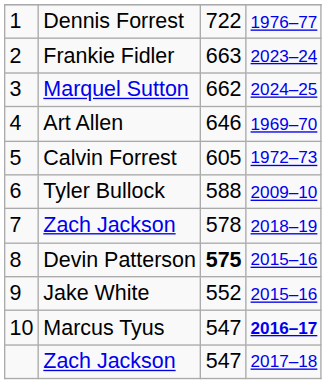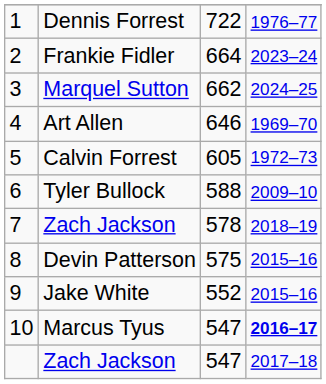(224, 55) 663 -> (224, 55) 664
(224, 259) bold -> (224, 259) normal
